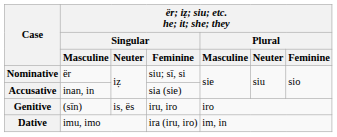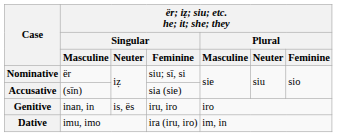(79, 90) inan, in -> (72, 90) (sīn)
(72, 106) (sīn) -> (79, 106) inan, in
